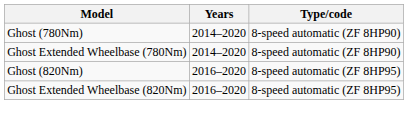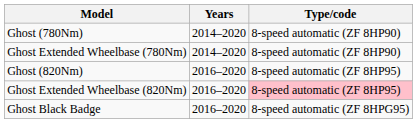(326, 90) no background -> (326, 90) pink background
+ row: (54, 109)
